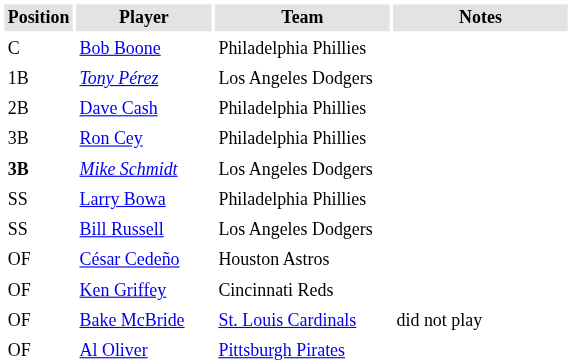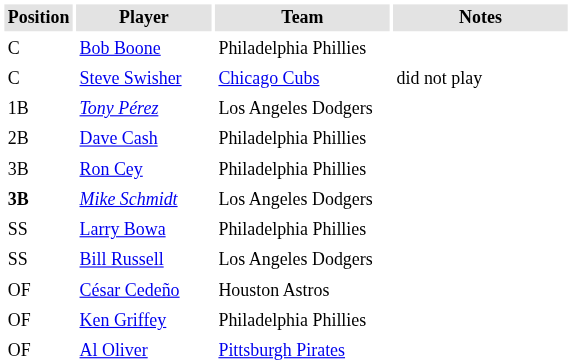+ row: (131, 78)
(276, 289) Cincinnati Reds -> (292, 320) Philadelphia Phillies
- row: (132, 320)
